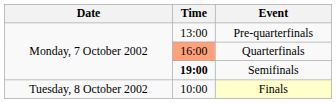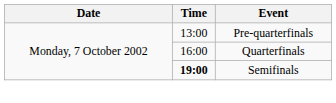(194, 51) lightsalmon background -> (194, 51) no background
- row: (273, 88)
